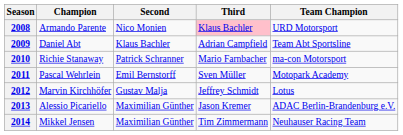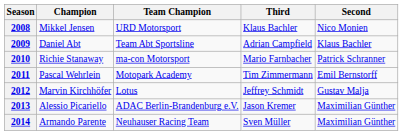columns swapped: (155, 11) <-> (334, 11)
(73, 27) Armando Parente -> (67, 27) Mikkel Jensen
(225, 27) pink background -> (270, 27) no background
(222, 74) Sven Müller -> (278, 74) Tim Zimmermann
(67, 121) Mikkel Jensen -> (73, 121) Armando Parente
(233, 121) Tim Zimmermann -> (267, 121) Sven Müller
